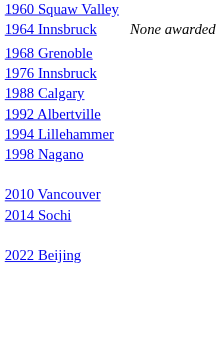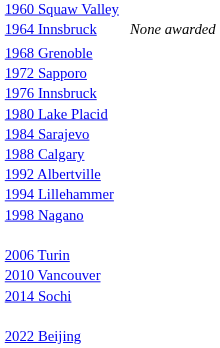+ row: (46, 73)
+ row: (56, 113)
+ row: (47, 134)
+ row: (37, 255)
